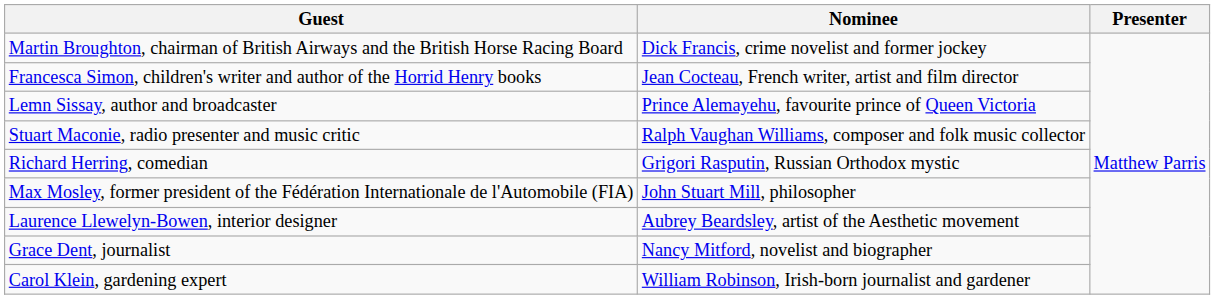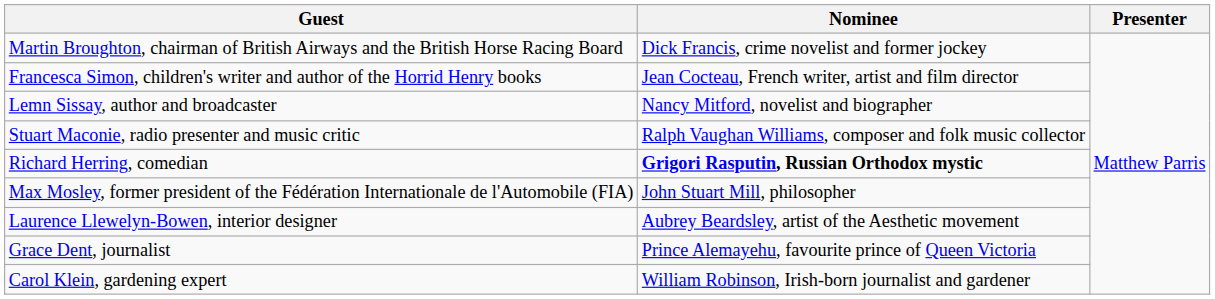(839, 105) Prince Alemayehu, favourite prince of Queen Victoria -> (787, 105) Nancy Mitford, novelist and biographer
(801, 163) normal -> (812, 163) bold
(787, 250) Nancy Mitford, novelist and biographer -> (839, 250) Prince Alemayehu, favourite prince of Queen Victoria
